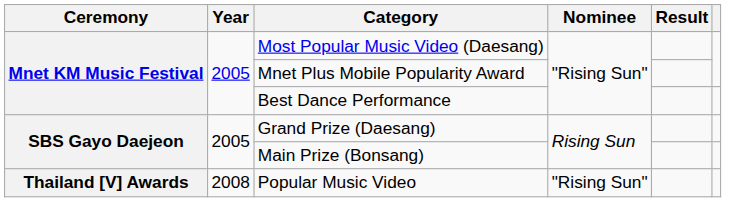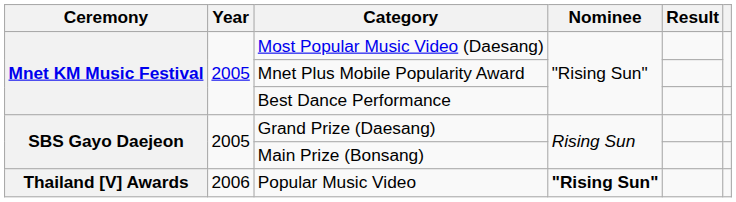(231, 182) 2008 -> (231, 182) 2006
(600, 182) normal -> (605, 182) bold
